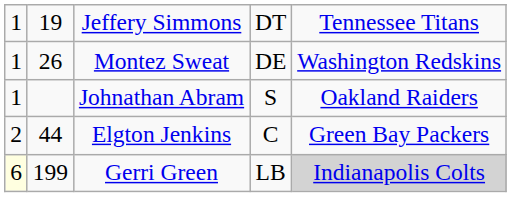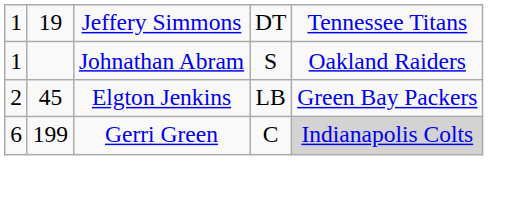- row: (162, 60)
(50, 135) 44 -> (50, 97) 45
(271, 135) C -> (271, 97) LB
(16, 172) lightyellow background -> (16, 135) no background
(271, 172) LB -> (271, 135) C
